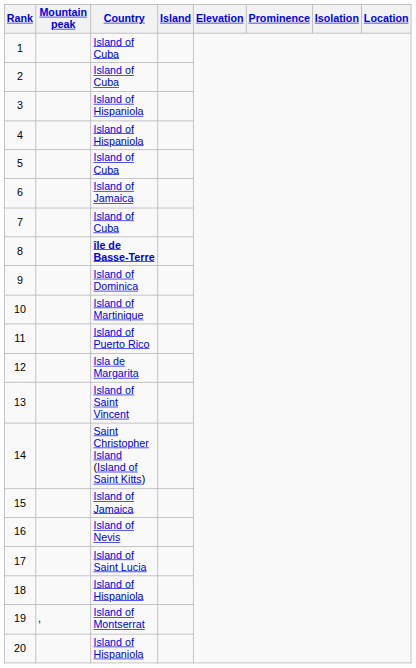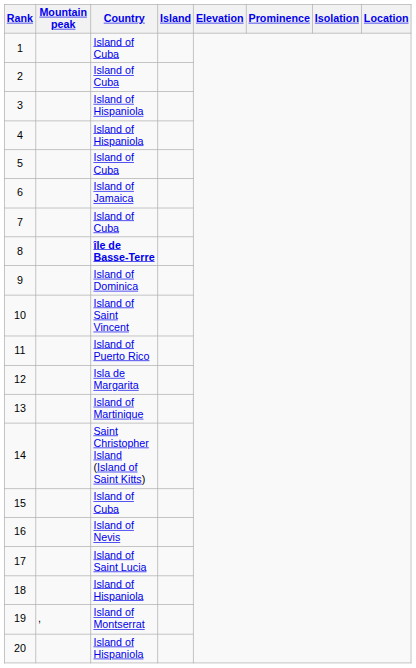(118, 309) Island of Martinique -> (114, 315) Island of Saint Vincent
(114, 402) Island of Saint Vincent -> (118, 408) Island of Martinique
(114, 503) Island of Jamaica -> (114, 503) Island of Cuba
